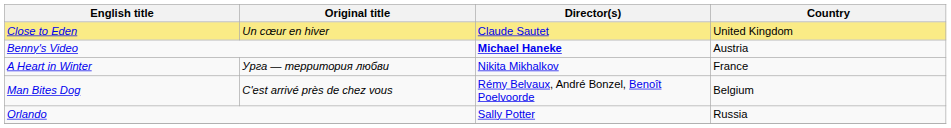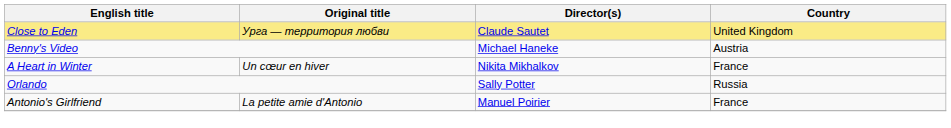(286, 31) Un cœur en hiver -> (316, 31) Урга — территория любви
(520, 48) bold -> (518, 48) normal
(316, 66) Урга — территория любви -> (286, 66) Un cœur en hiver
- row: (44, 90)
+ row: (54, 102)
